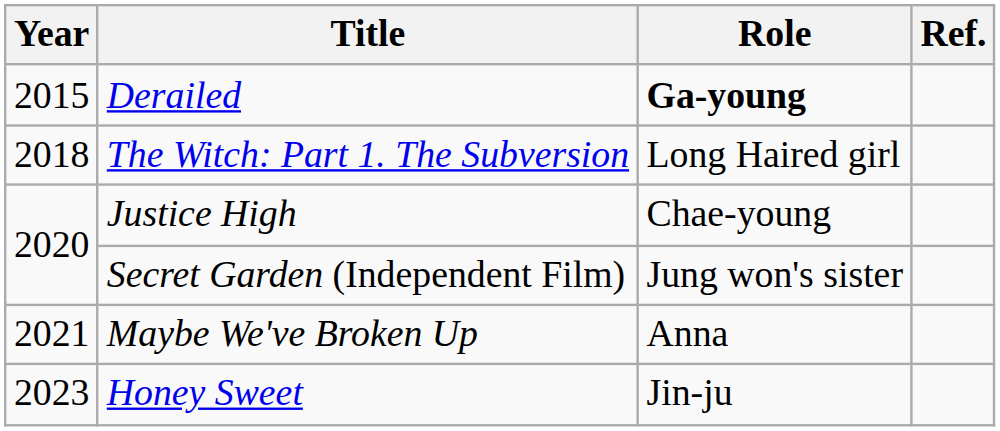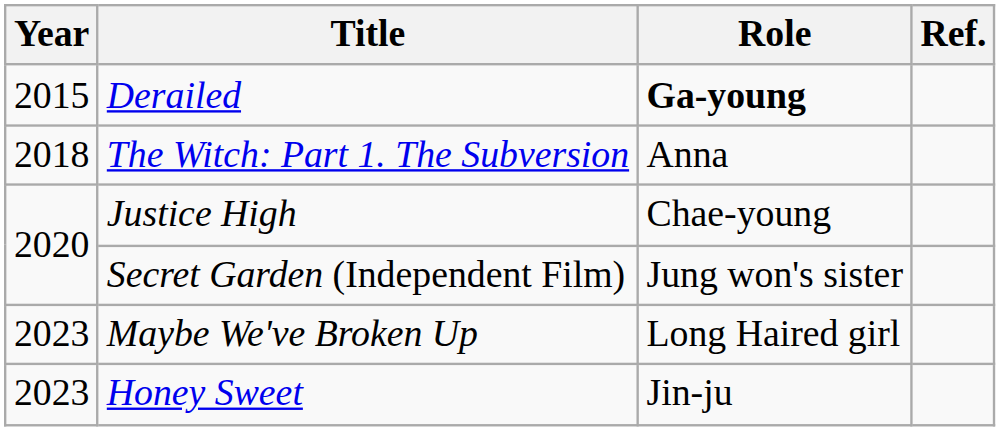(773, 154) Long Haired girl -> (687, 154) Anna
(52, 333) 2021 -> (52, 333) 2023
(687, 333) Anna -> (773, 333) Long Haired girl
